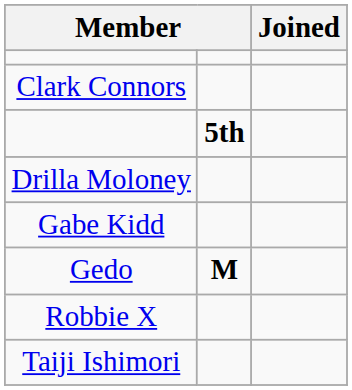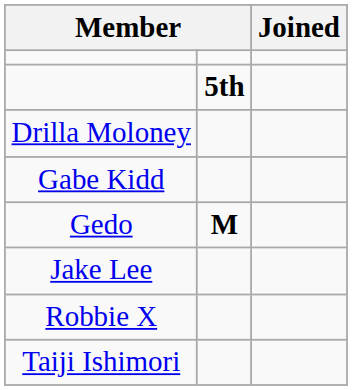- row: (101, 86)
+ row: (101, 270)
